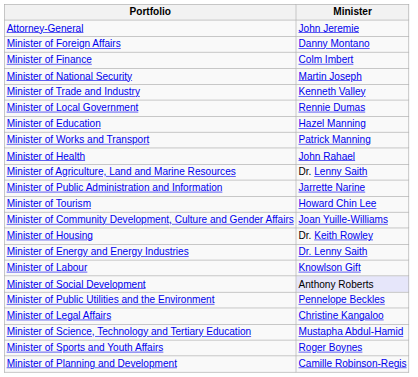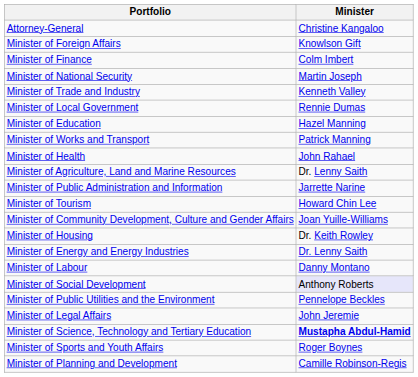(329, 28) John Jeremie -> (341, 28) Christine Kangaloo
(334, 44) Danny Montano -> (330, 44) Knowlson Gift
(330, 268) Knowlson Gift -> (334, 268) Danny Montano
(341, 316) Christine Kangaloo -> (329, 316) John Jeremie
(351, 332) normal -> (355, 332) bold
